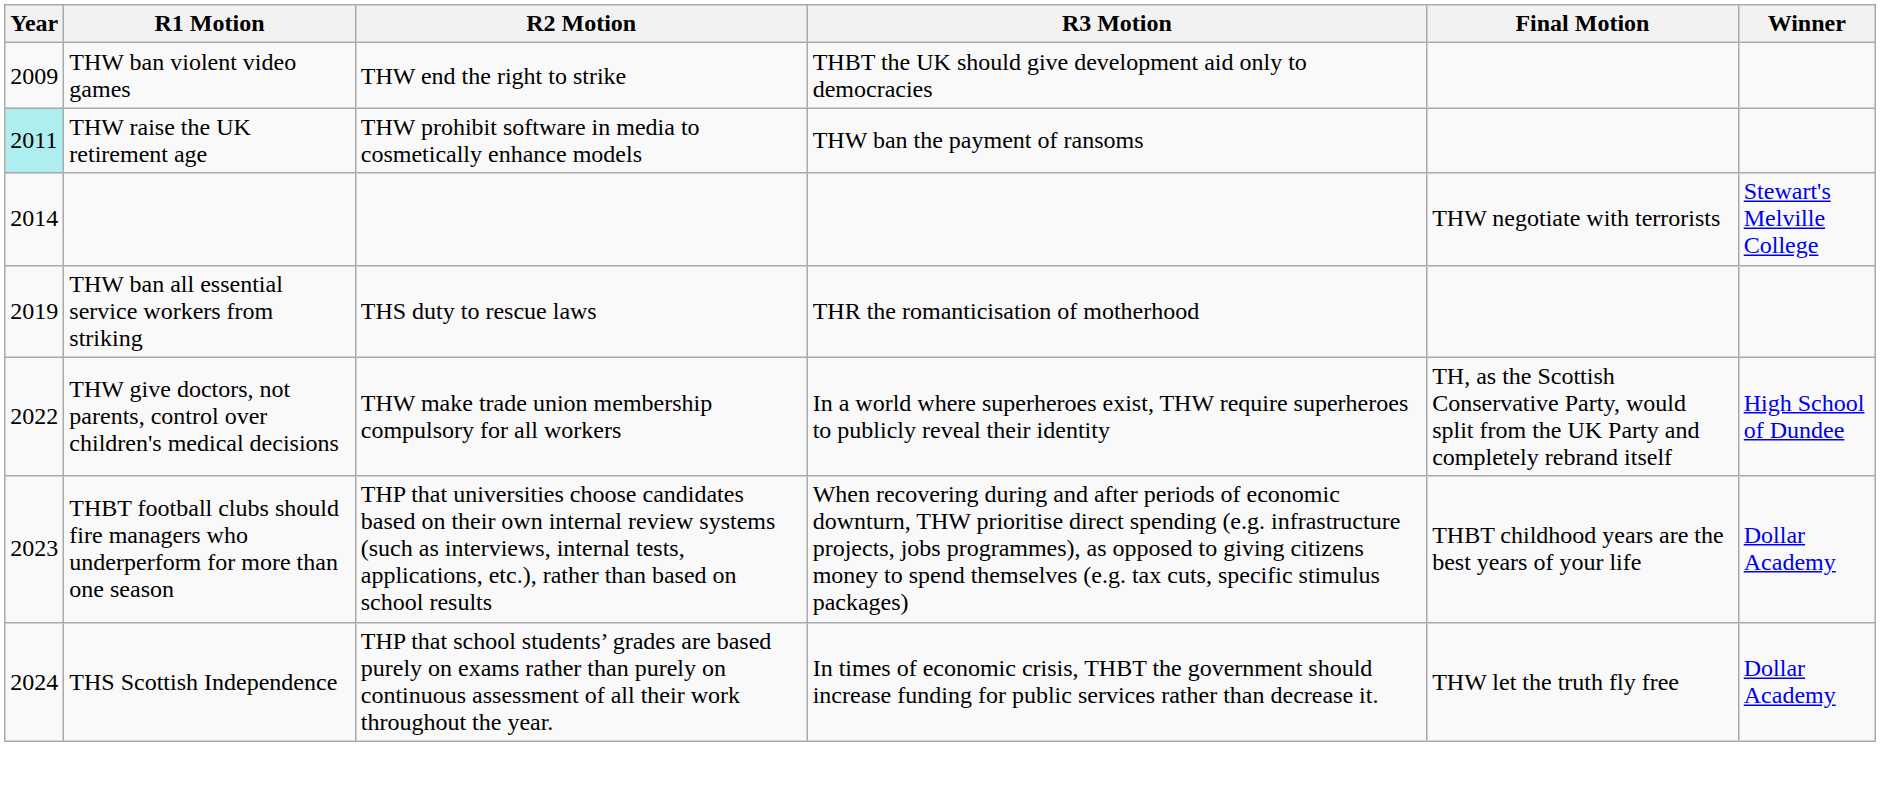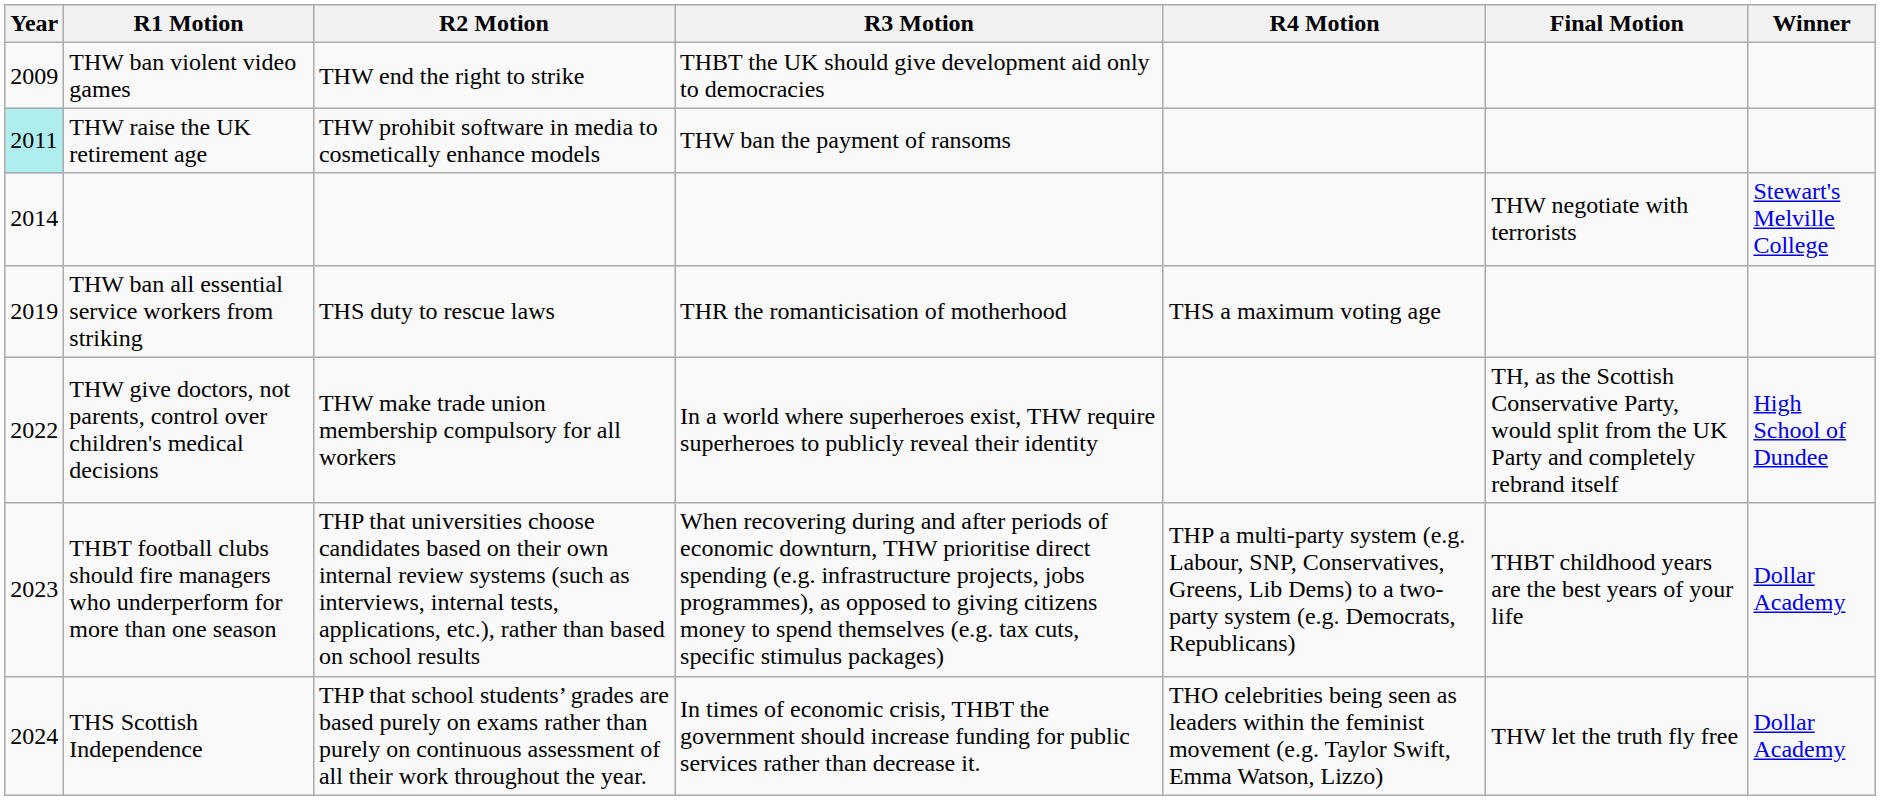+ column: (1325, 23)
